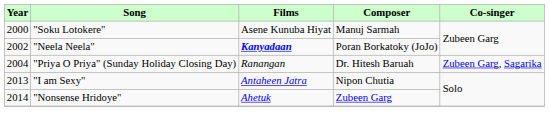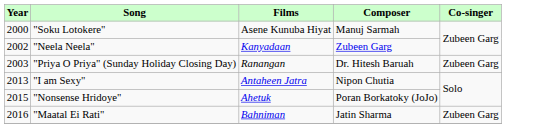(266, 47) bold -> (266, 47) normal
(387, 47) Poran Borkatoky (JoJo) -> (364, 47) Zubeen Garg
(18, 64) 2004 -> (18, 64) 2003
(492, 64) Zubeen Garg, Sagarika -> (471, 64) Zubeen Garg
(18, 98) 2014 -> (18, 98) 2015
(364, 98) Zubeen Garg -> (387, 98) Poran Borkatoky (JoJo)
+ row: (69, 115)
